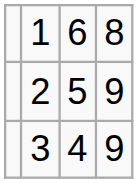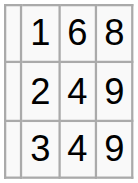(77, 90) 5 -> (77, 90) 4
